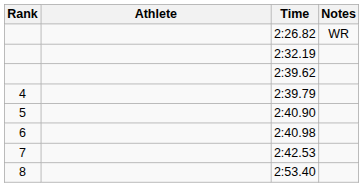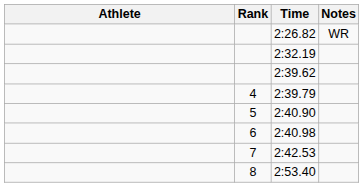columns swapped: (23, 14) <-> (156, 14)
